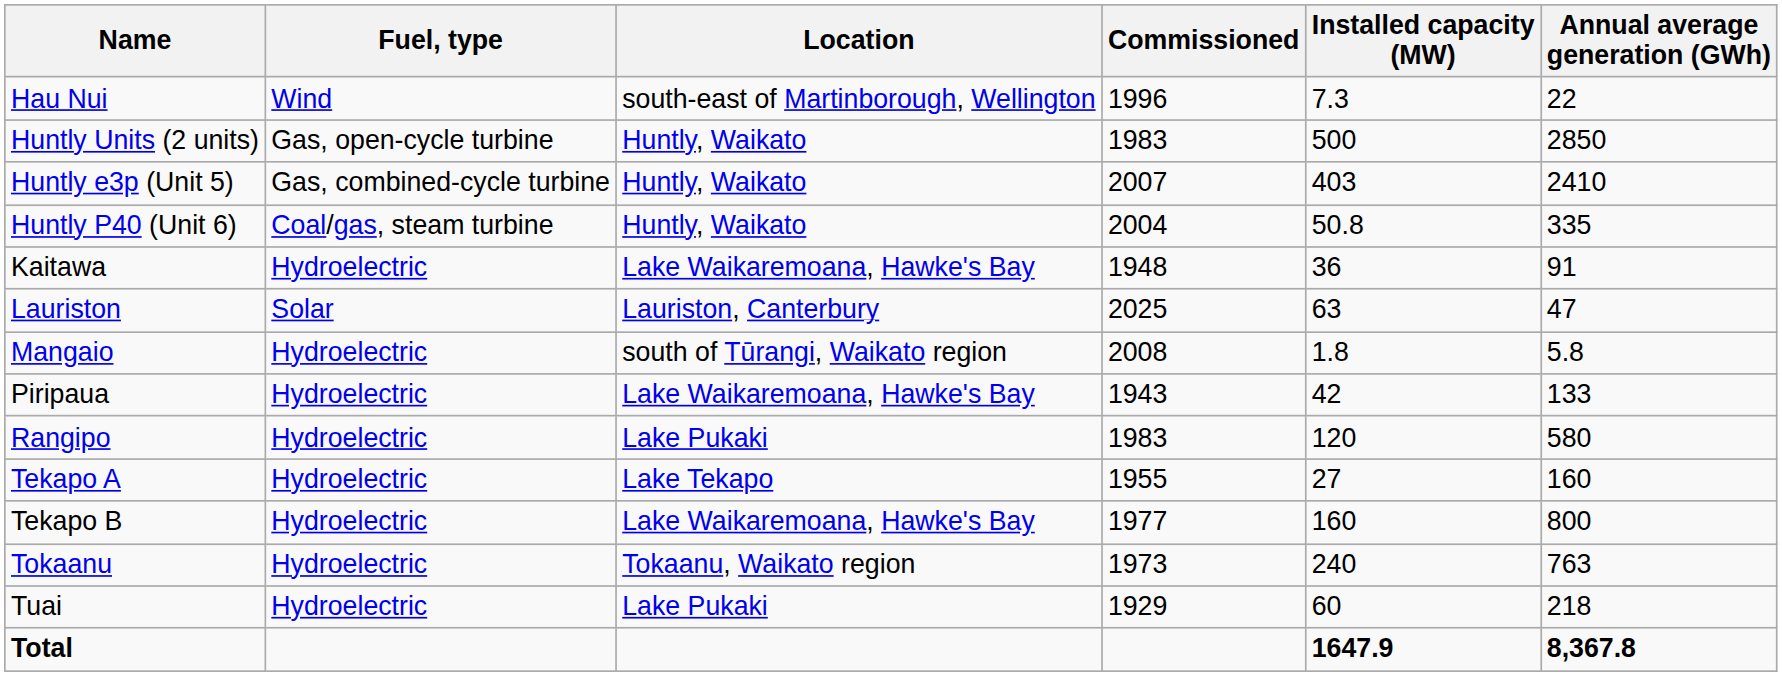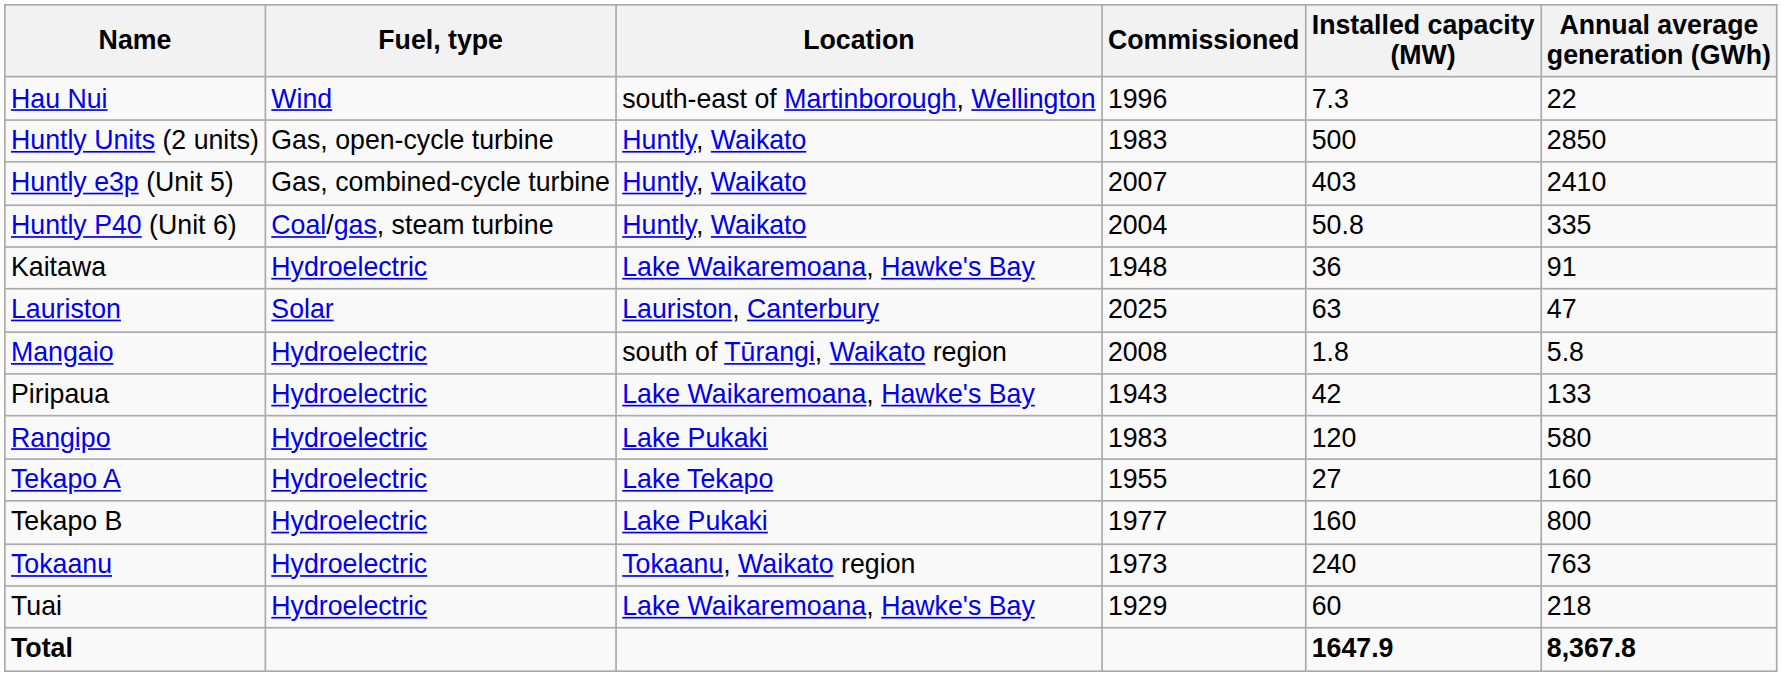(829, 521) Lake Waikaremoana, Hawke's Bay -> (695, 521) Lake Pukaki
(695, 606) Lake Pukaki -> (829, 606) Lake Waikaremoana, Hawke's Bay
